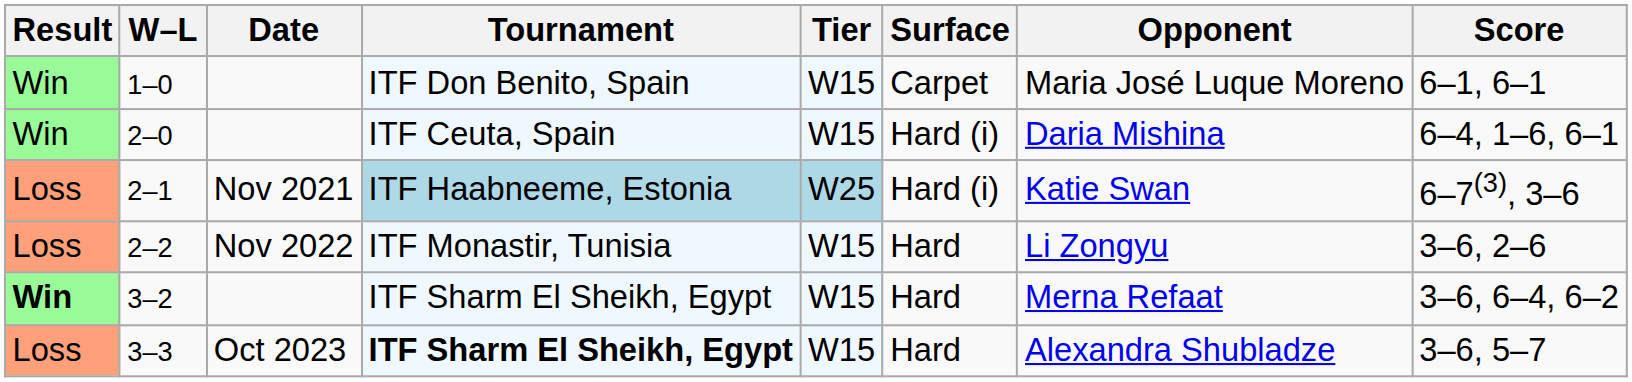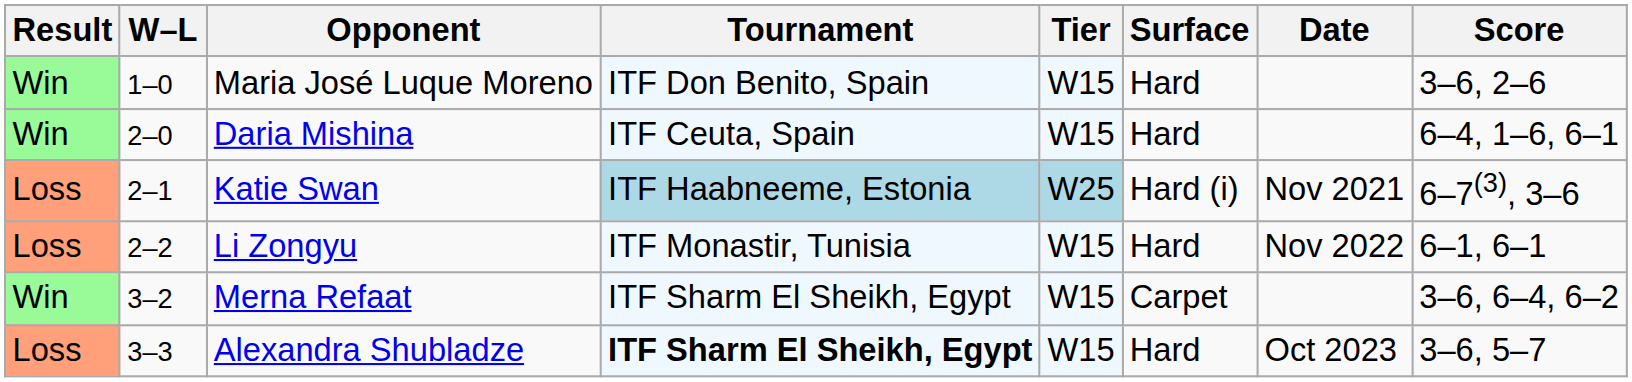columns swapped: (284, 30) <-> (1215, 30)
(939, 82) Carpet -> (1165, 82) Hard
(1483, 82) 6–1, 6–1 -> (1483, 82) 3–6, 2–6
(945, 133) Hard (i) -> (1165, 133) Hard
(1483, 246) 3–6, 2–6 -> (1483, 246) 6–1, 6–1
(42, 298) bold -> (41, 298) normal
(926, 298) Hard -> (1179, 298) Carpet
